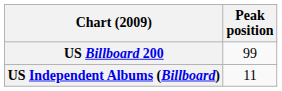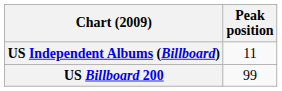rows swapped: (114, 53) <-> (114, 75)
